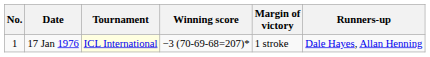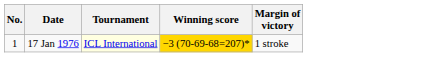- column: (364, 19)
(206, 43) no background -> (206, 43) gold background
